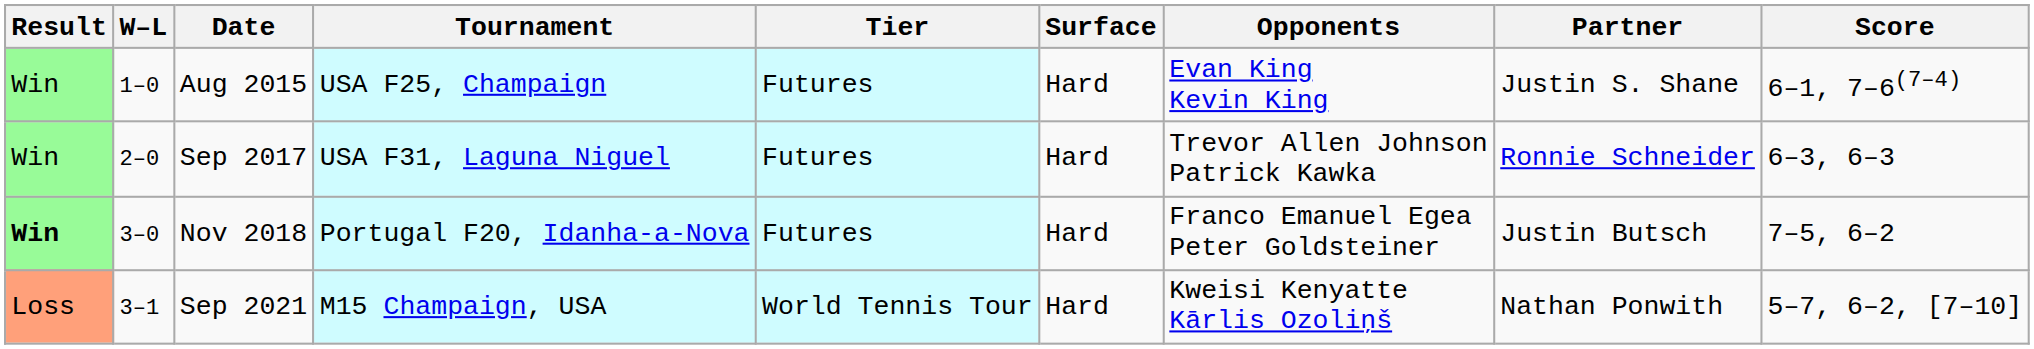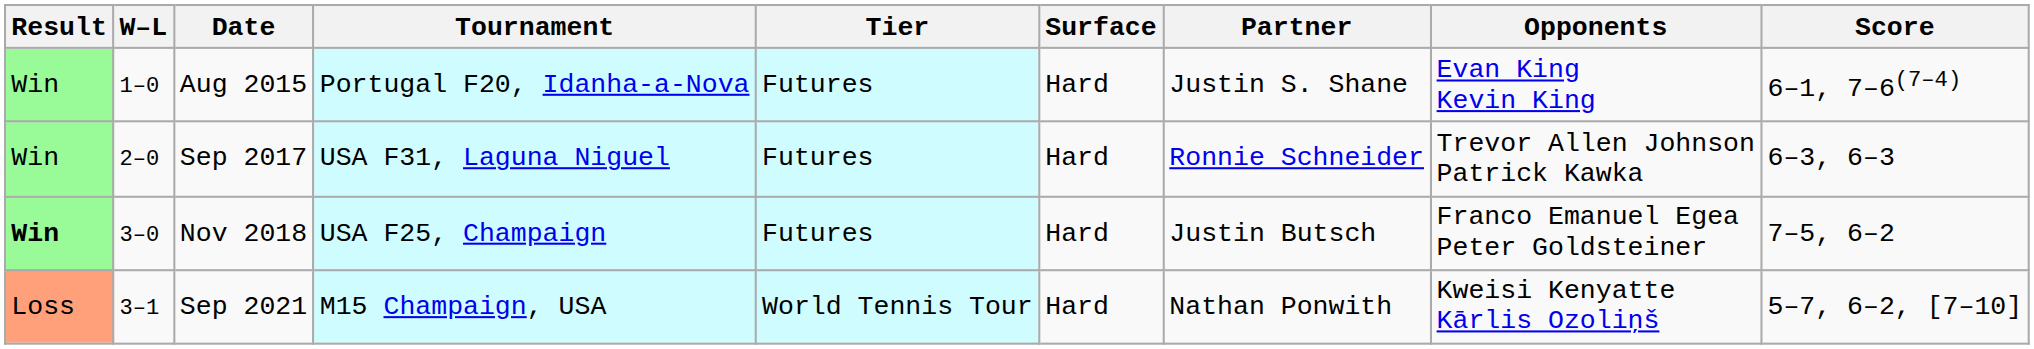columns swapped: (1628, 27) <-> (1328, 27)
(463, 85) USA F25, Champaign -> (535, 85) Portugal F20, Idanha-a-Nova
(535, 233) Portugal F20, Idanha-a-Nova -> (463, 233) USA F25, Champaign
